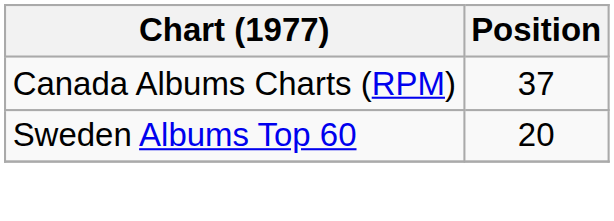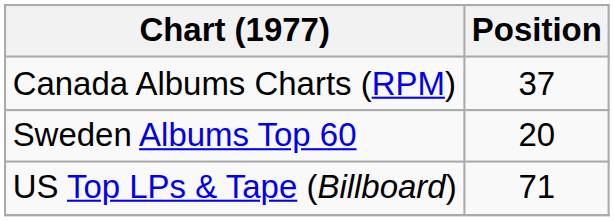+ row: (235, 187)
